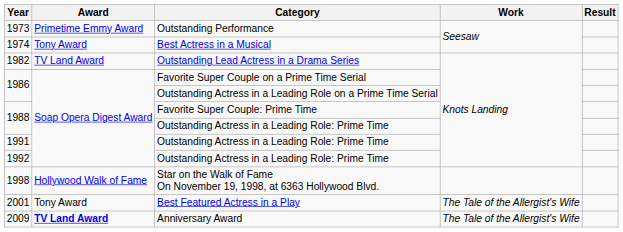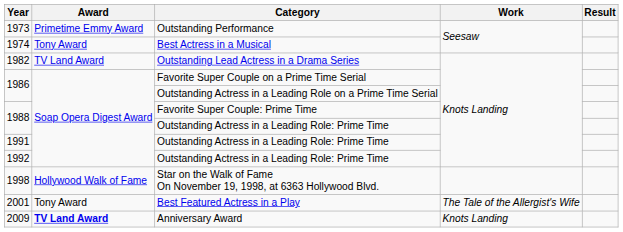(511, 219) The Tale of the Allergist's Wife -> (475, 219) Knots Landing
